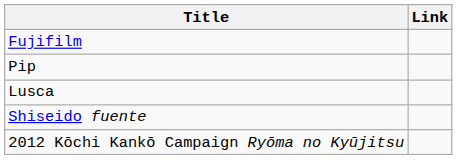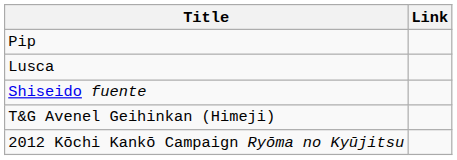- row: (45, 42)
+ row: (142, 117)
